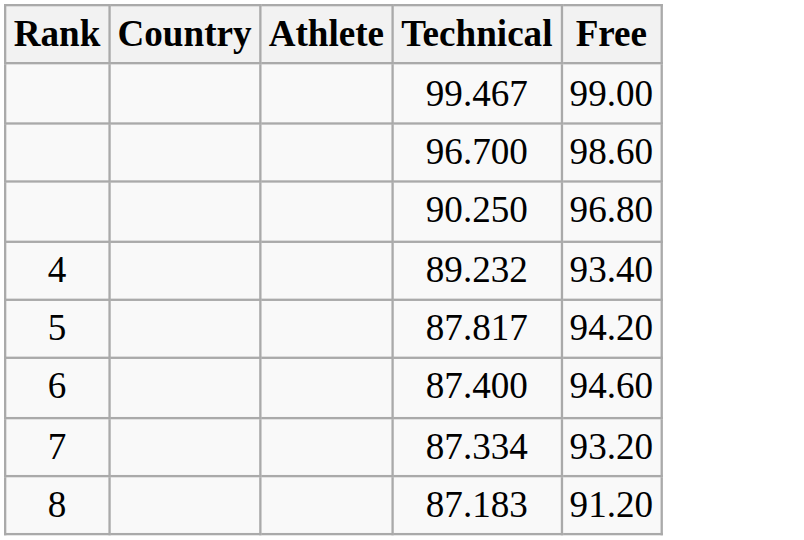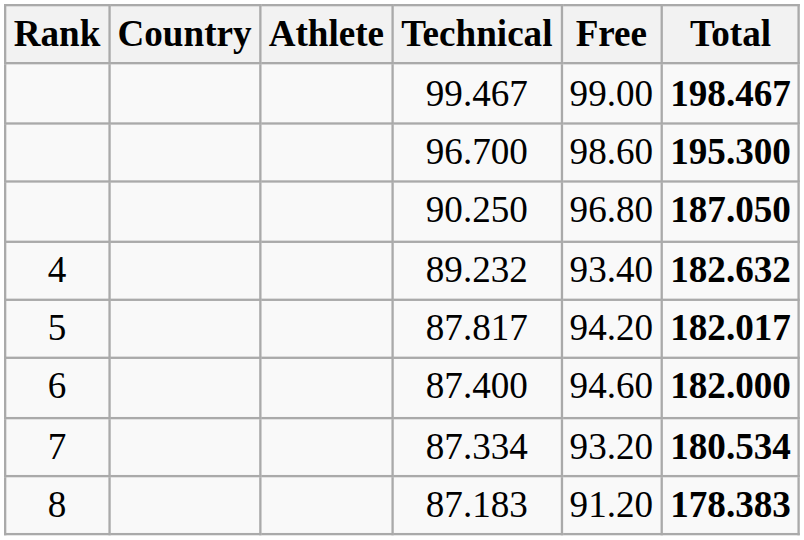+ column: (731, 33)
